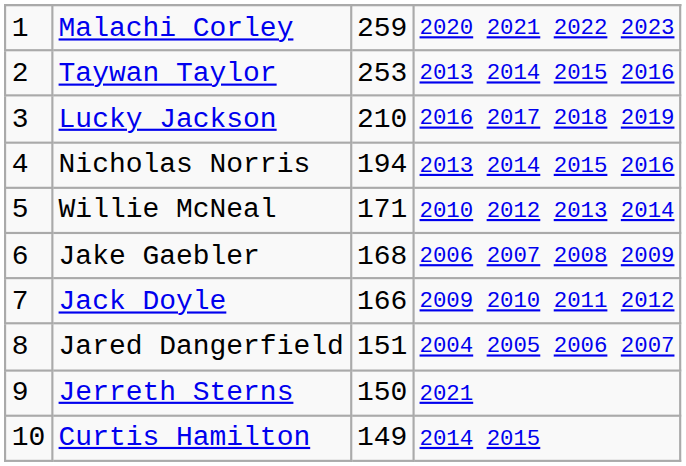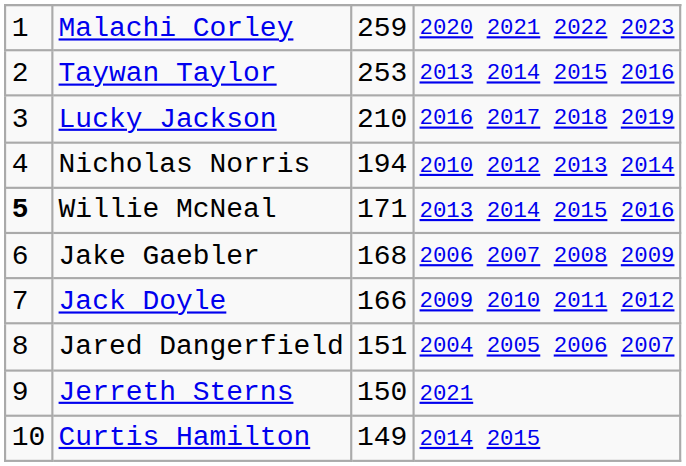(547, 165) 2013 2014 2015 2016 -> (547, 165) 2010 2012 2013 2014
(20, 210) normal -> (20, 210) bold
(547, 210) 2010 2012 2013 2014 -> (547, 210) 2013 2014 2015 2016
